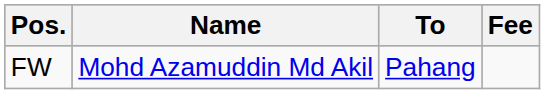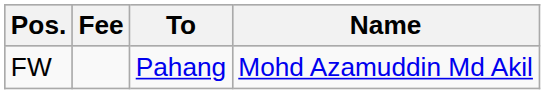columns swapped: (226, 25) <-> (510, 25)
